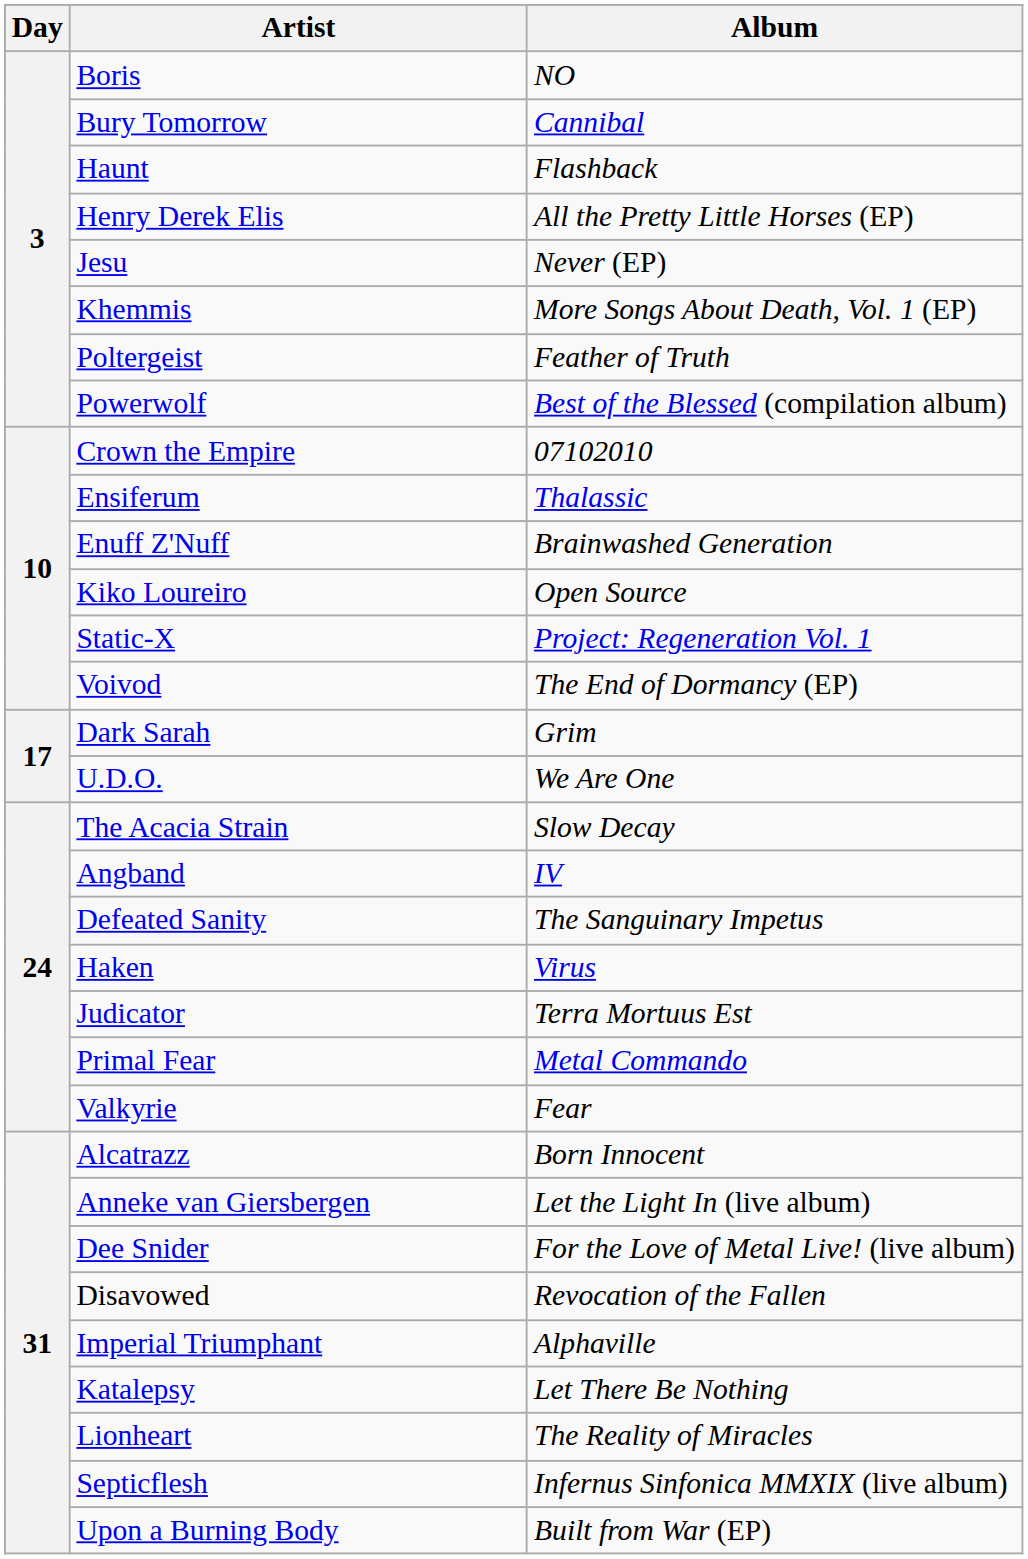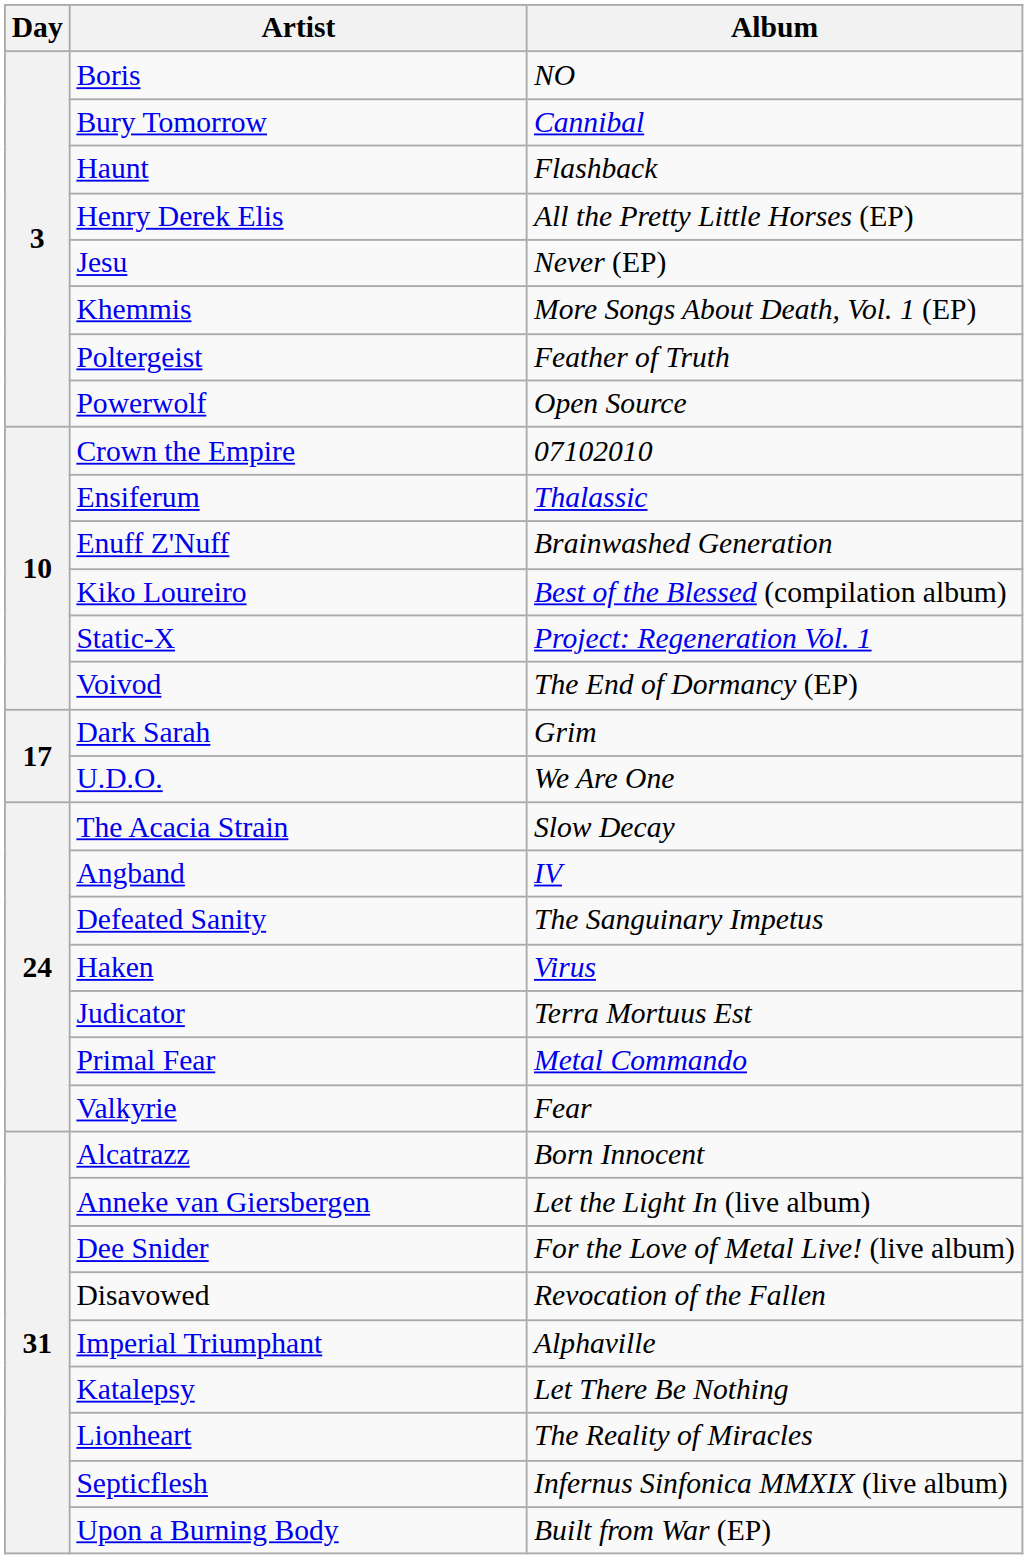(770, 403) Best of the Blessed (compilation album) -> (610, 403) Open Source
(610, 591) Open Source -> (770, 591) Best of the Blessed (compilation album)
